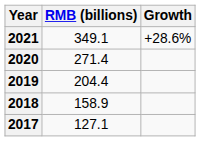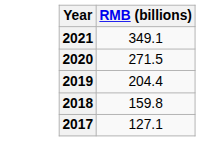- column: (168, 16)
(91, 59) 271.4 -> (146, 59) 271.5
(91, 103) 158.9 -> (146, 103) 159.8
